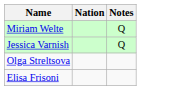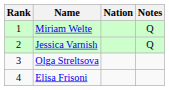+ column: (19, 12)
